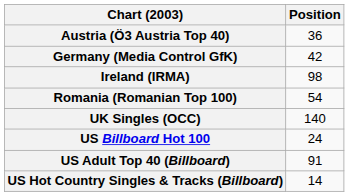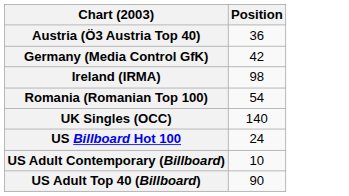+ row: (116, 160)
(315, 160) 91 -> (257, 181) 90
- row: (145, 181)
